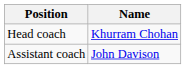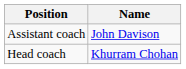rows swapped: (37, 34) <-> (46, 53)
